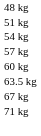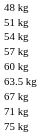+ row: (16, 126)
